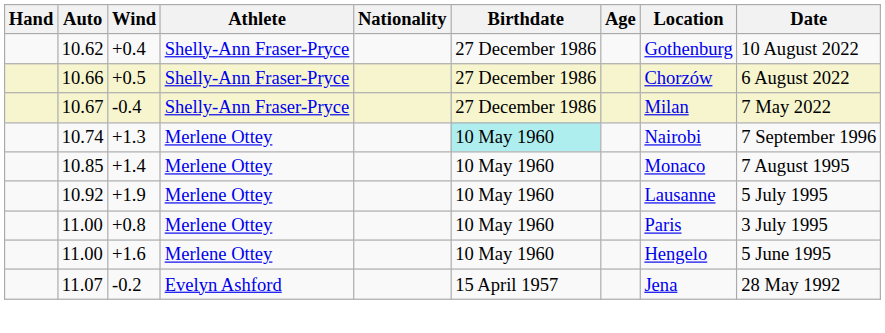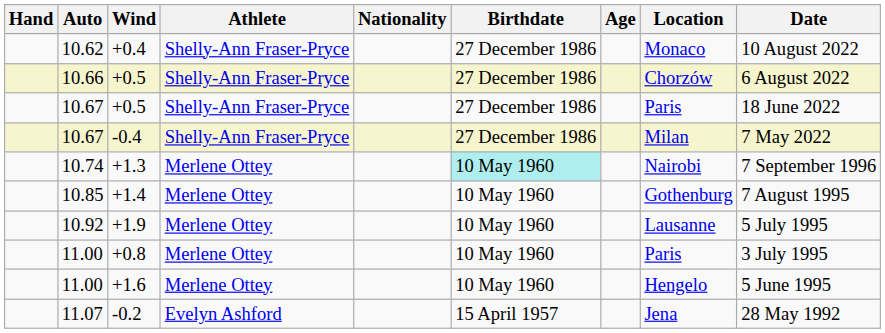(689, 48) Gothenburg -> (675, 48) Monaco
+ row: (83, 107)
(675, 166) Monaco -> (689, 195) Gothenburg
